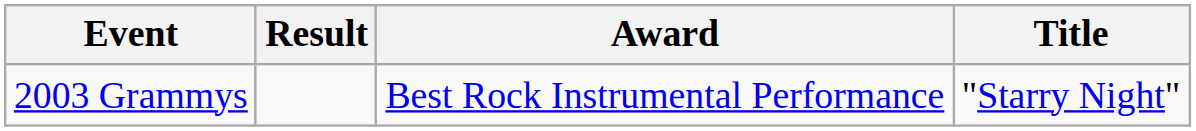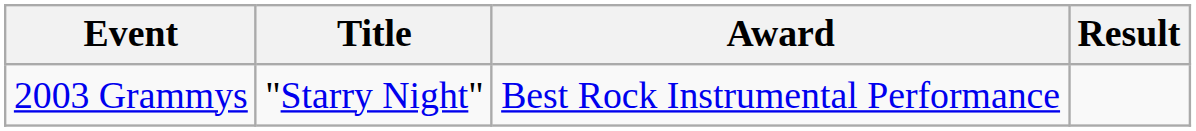columns swapped: (1071, 34) <-> (317, 34)
